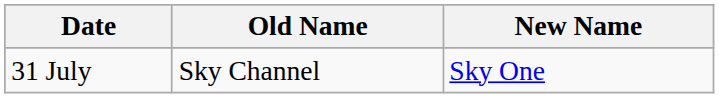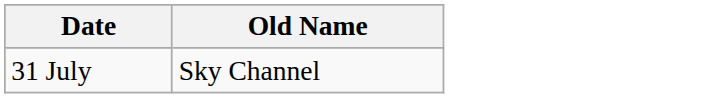- column: (578, 26)
